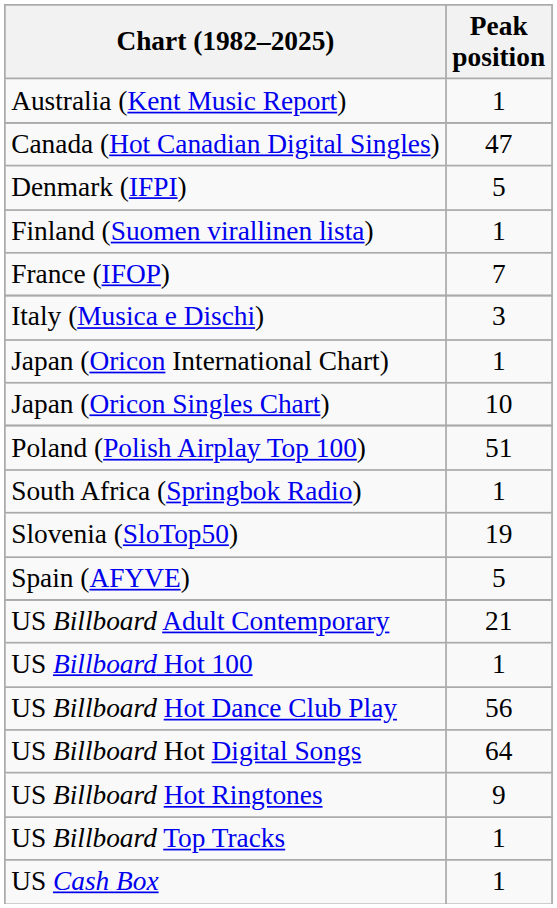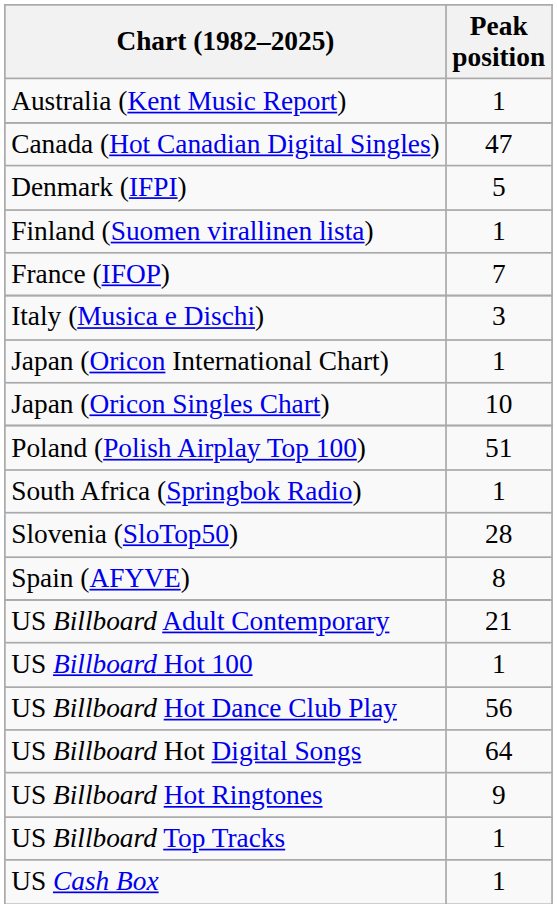(499, 534) 19 -> (499, 534) 28
(499, 577) 5 -> (499, 577) 8
